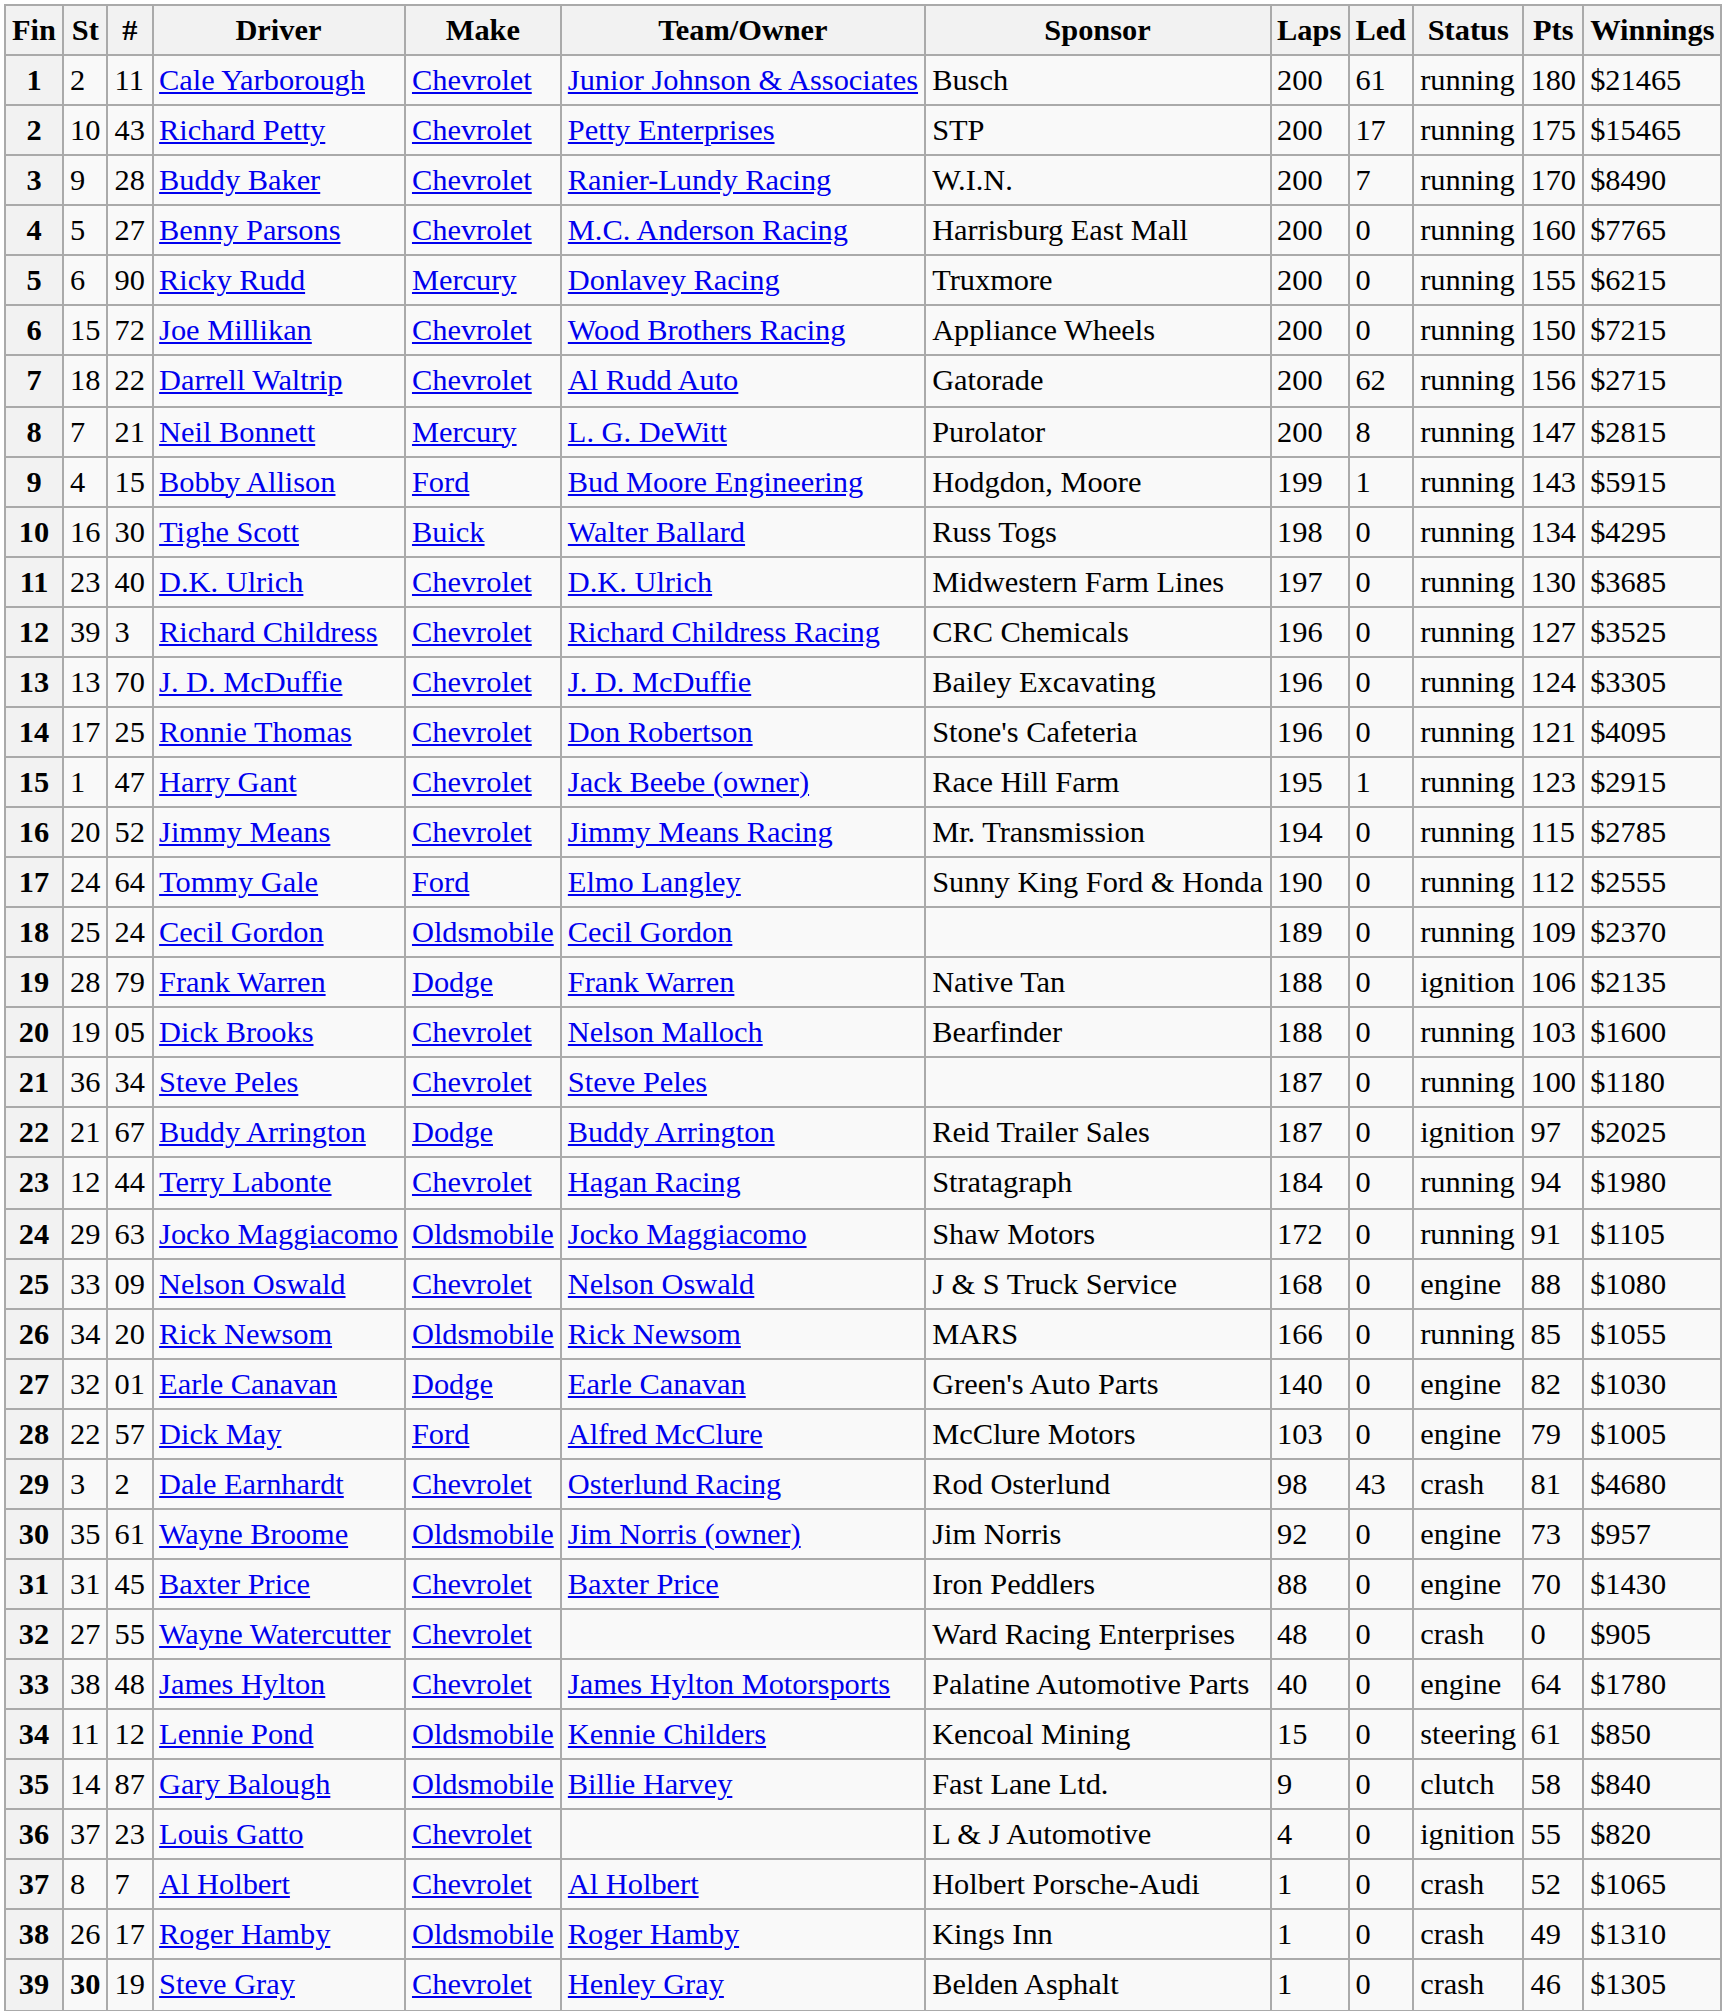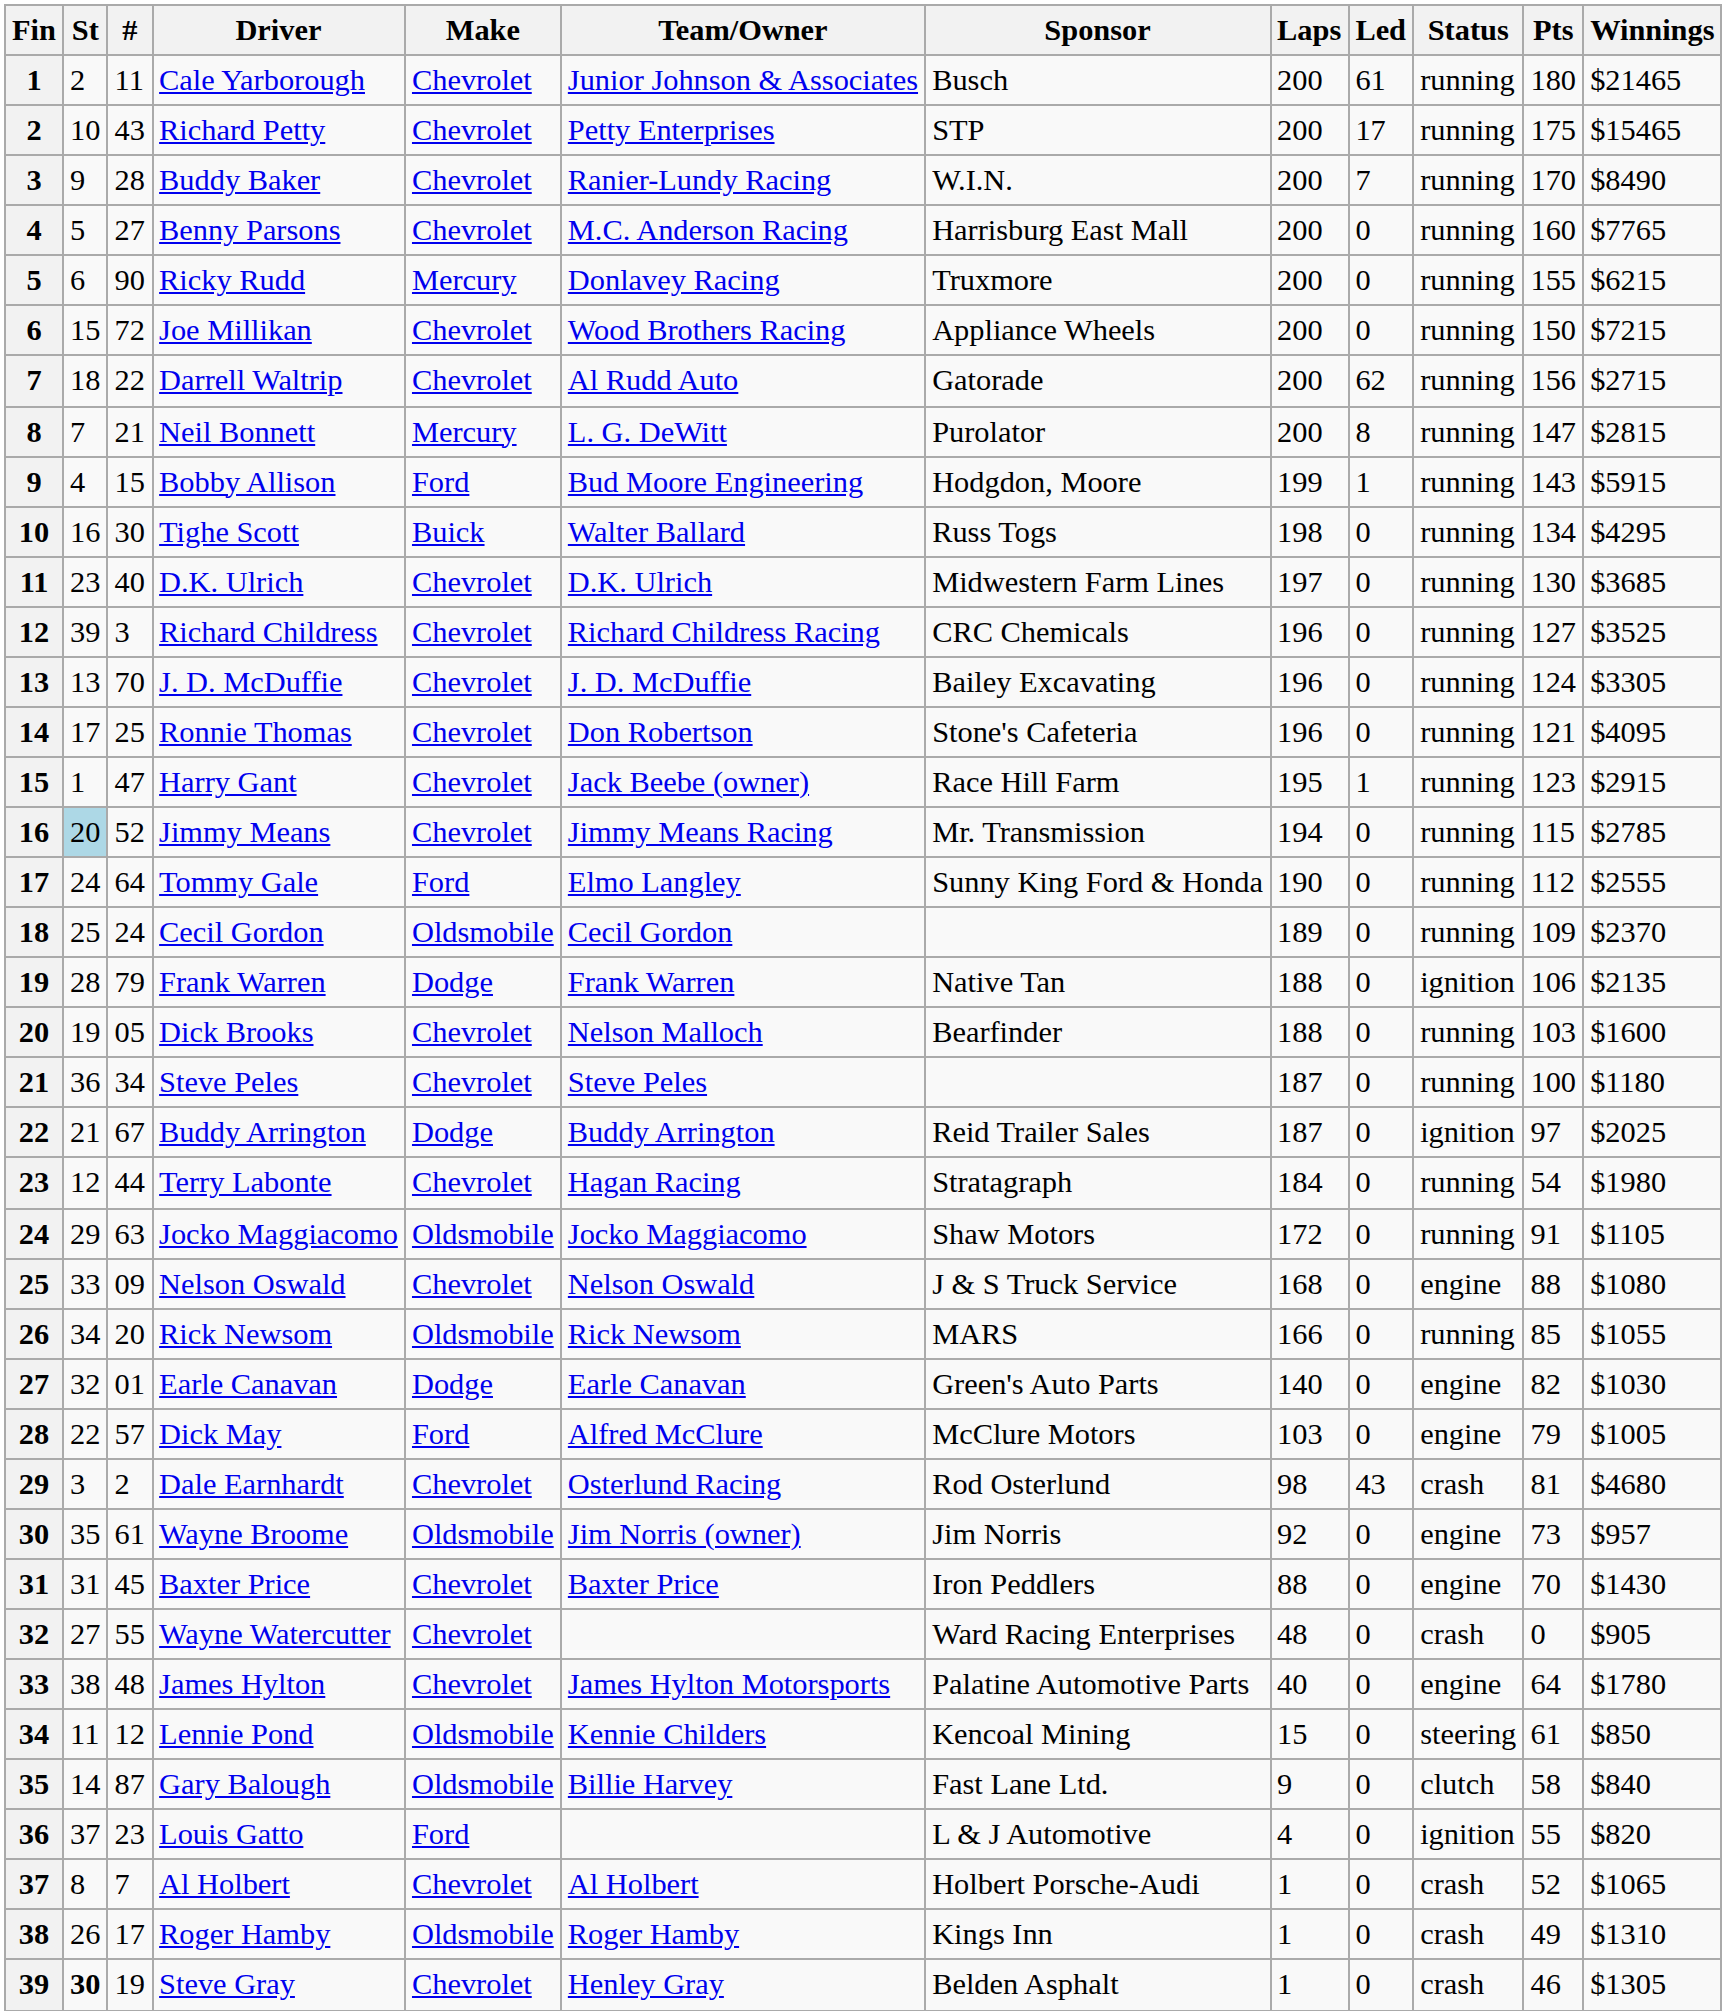(85, 831) no background -> (85, 831) lightblue background
(1546, 1182) 94 -> (1546, 1182) 54
(472, 1834) Chevrolet -> (441, 1834) Ford
